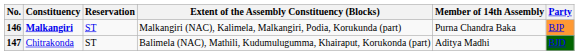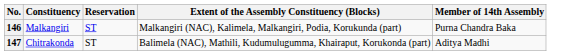- column: (560, 12)
(49, 27) bold -> (47, 27) normal
